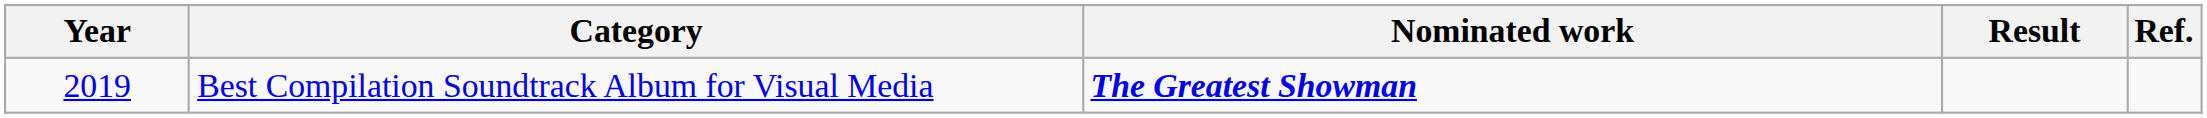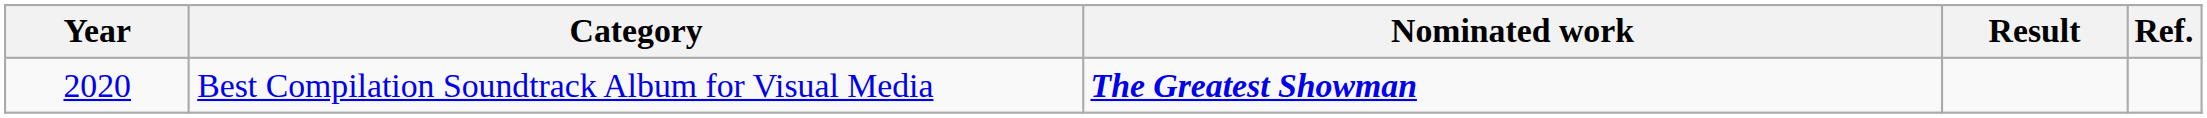(97, 84) 2019 -> (97, 84) 2020
